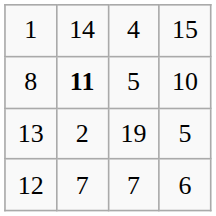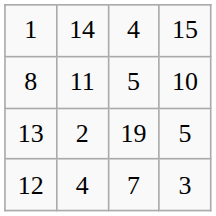(82, 81) bold -> (82, 81) normal
(82, 184) 7 -> (82, 184) 4
(185, 184) 6 -> (185, 184) 3
